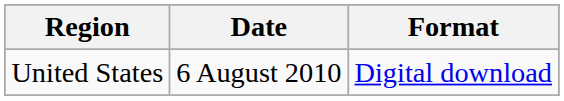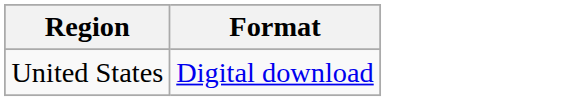- column: (259, 26)
